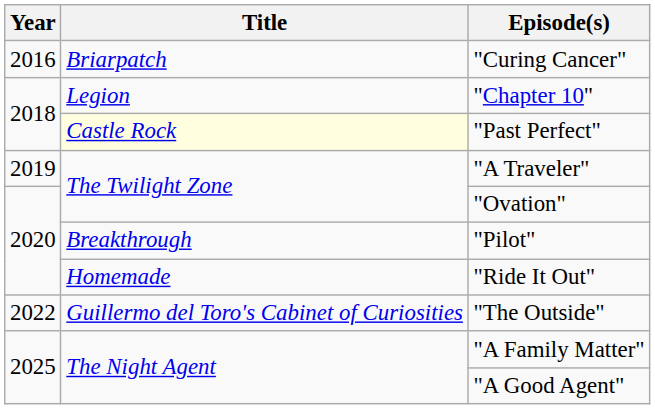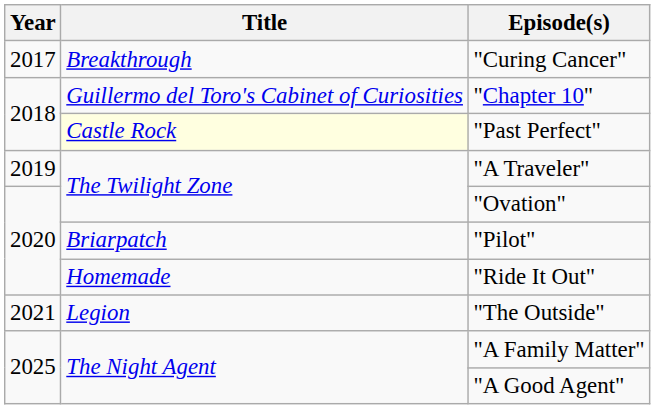(33, 58) 2016 -> (33, 58) 2017
(117, 58) Briarpatch -> (129, 58) Breakthrough
(98, 95) Legion -> (265, 95) Guillermo del Toro's Cabinet of Curiosities
(129, 240) Breakthrough -> (117, 240) Briarpatch
(33, 312) 2022 -> (33, 312) 2021
(265, 312) Guillermo del Toro's Cabinet of Curiosities -> (98, 312) Legion
